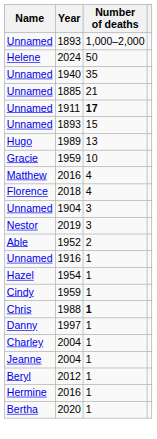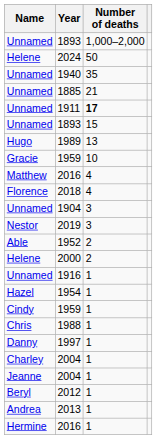+ row: (24, 259)
(89, 309) bold -> (89, 326) normal
+ row: (24, 409)
- row: (22, 409)
